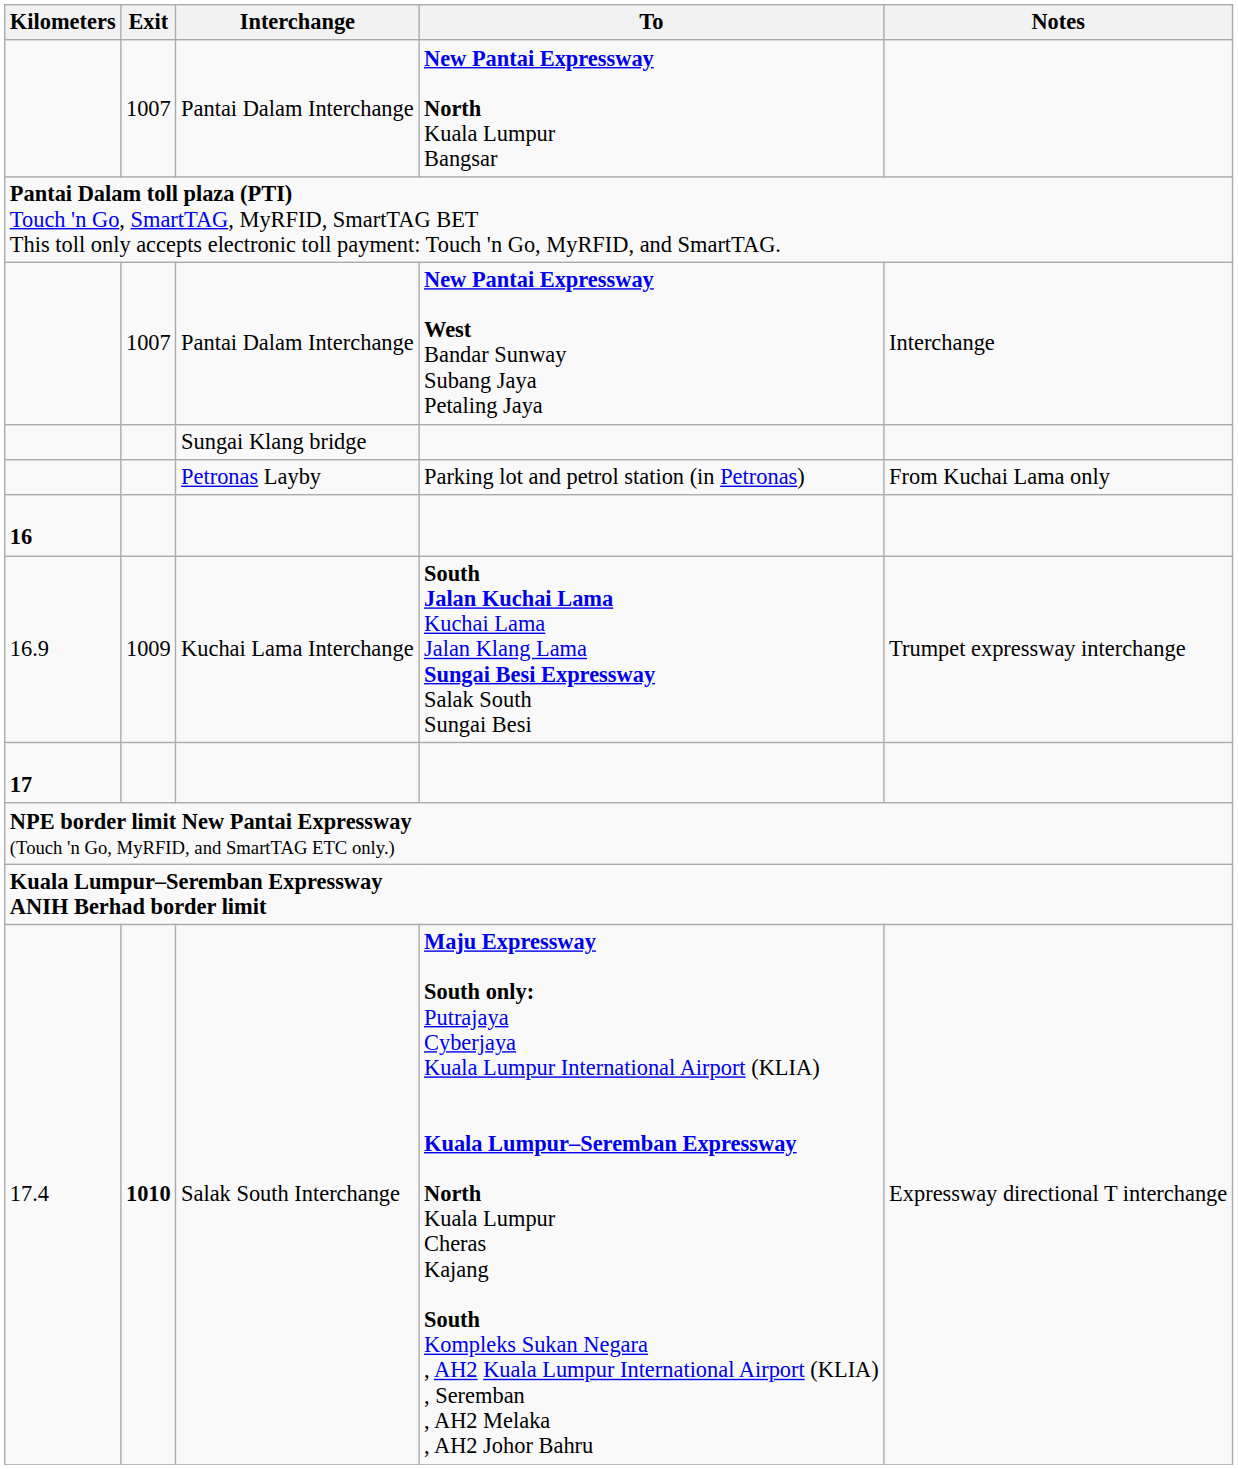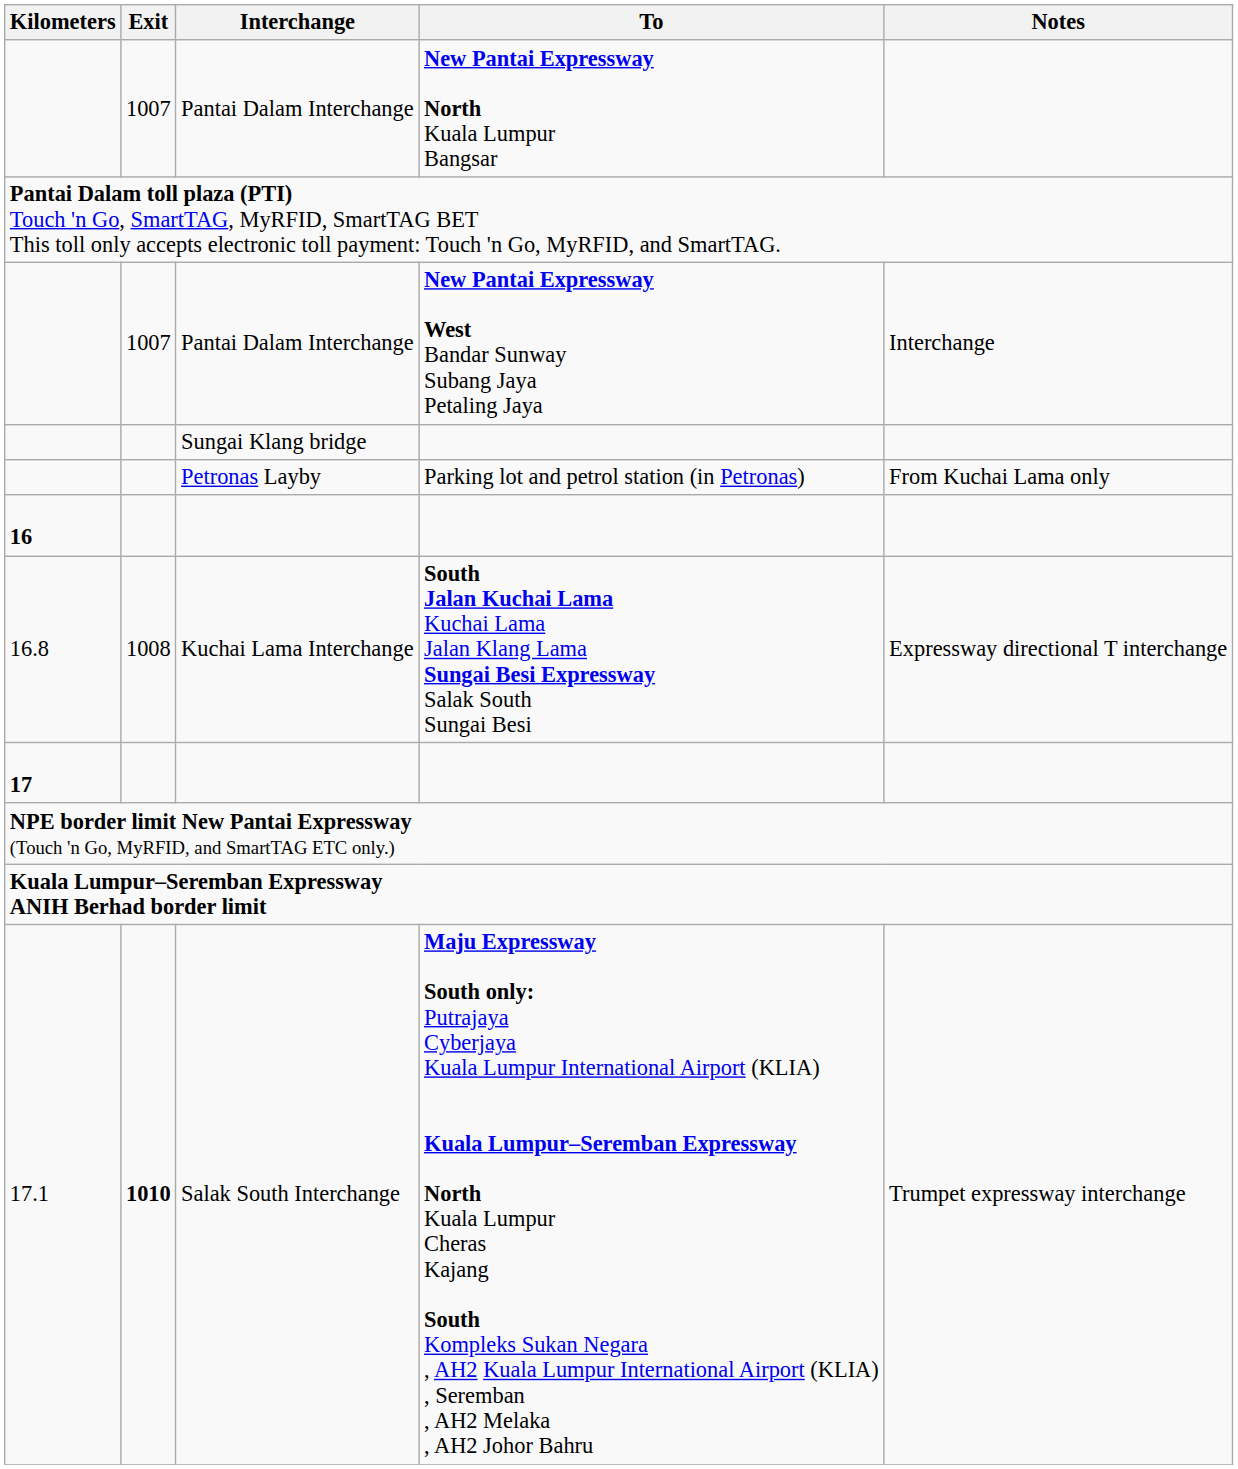(29, 648) 16.9 -> (29, 648) 16.8
(148, 648) 1009 -> (148, 648) 1008
(1037, 648) Trumpet expressway interchange -> (1058, 648) Expressway directional T interchange
(29, 1194) 17.4 -> (29, 1194) 17.1
(1058, 1194) Expressway directional T interchange -> (1037, 1194) Trumpet expressway interchange
